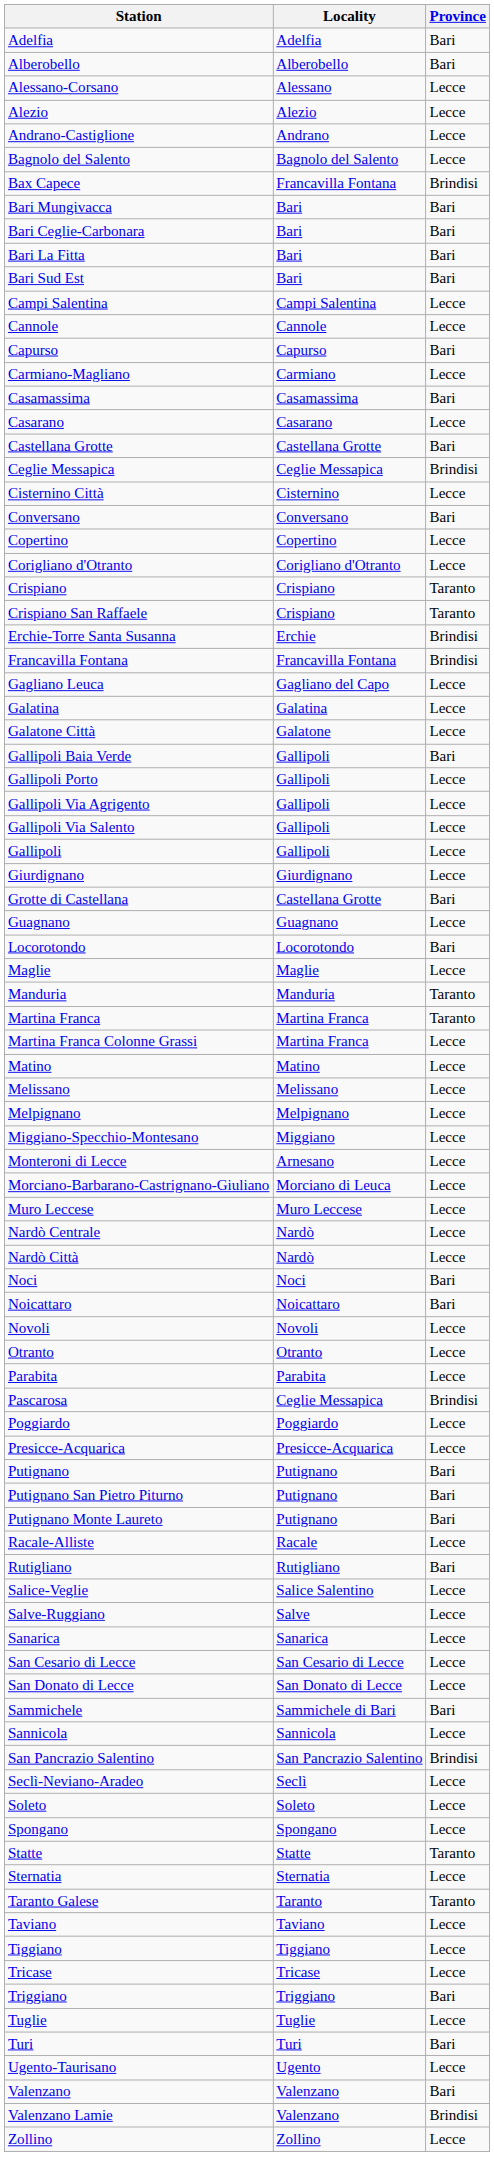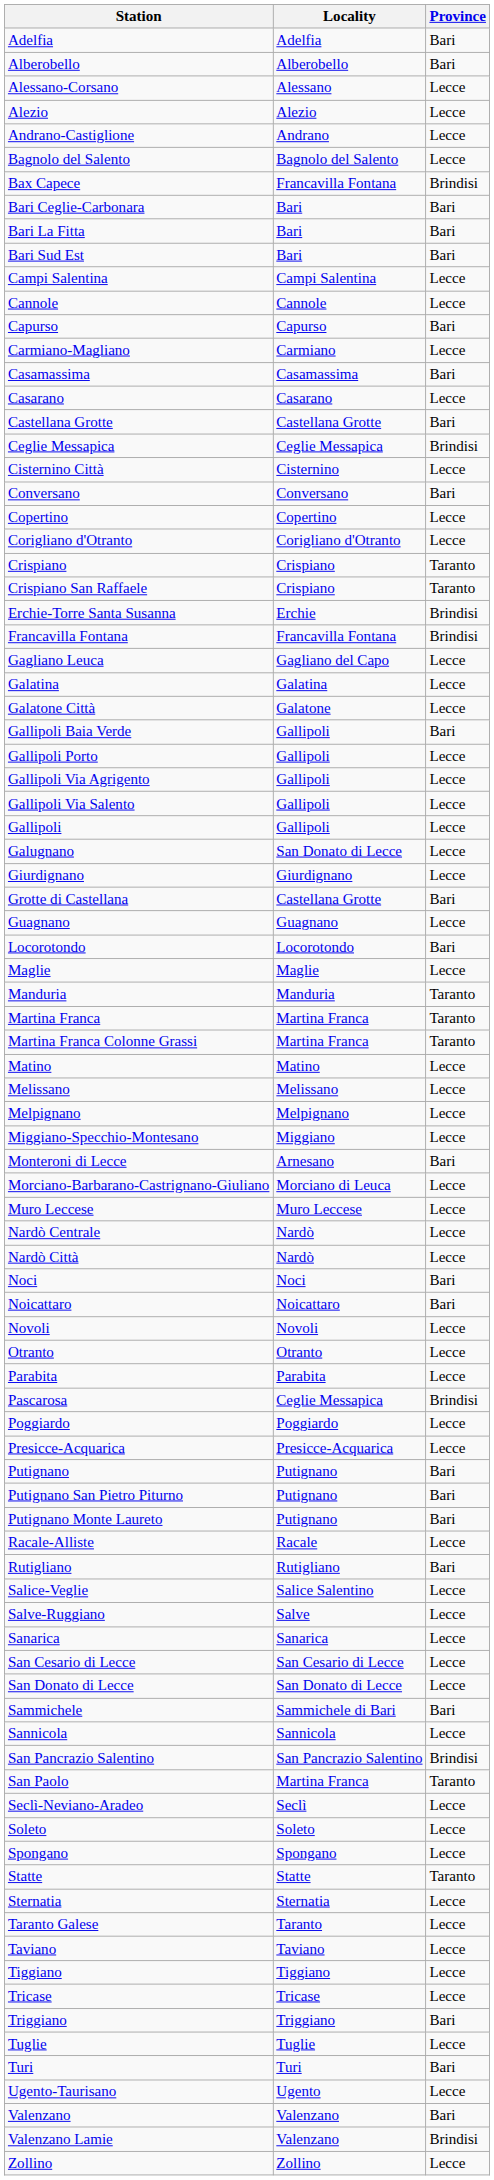- row: (60, 207)
+ row: (41, 851)
(447, 1042) Lecce -> (452, 1042) Taranto
(447, 1161) Lecce -> (442, 1161) Bari
+ row: (38, 1781)
(452, 1900) Taranto -> (447, 1924) Lecce
